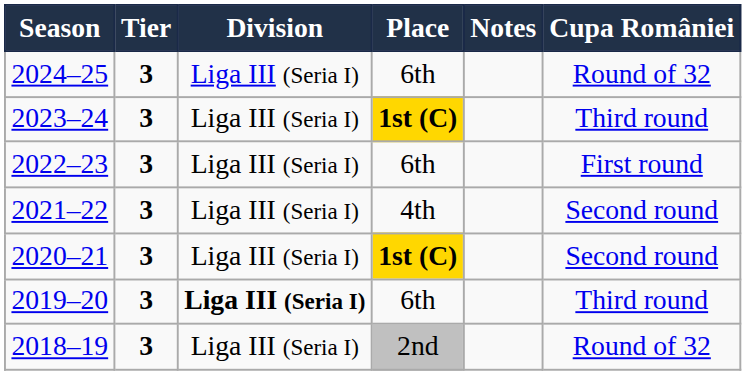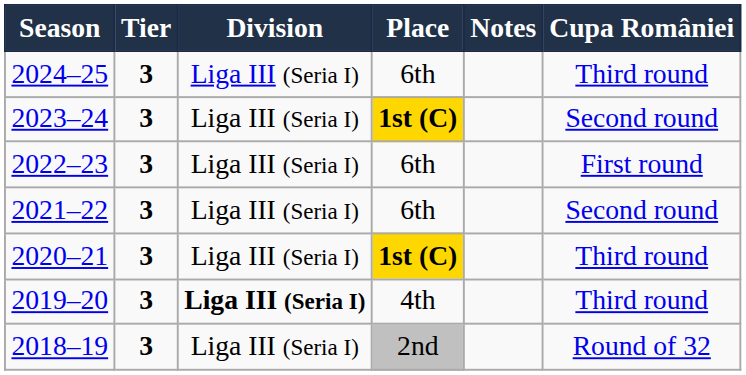(642, 73) Round of 32 -> (642, 73) Third round
(642, 118) Third round -> (642, 118) Second round
(418, 210) 4th -> (418, 210) 6th
(642, 255) Second round -> (642, 255) Third round
(418, 301) 6th -> (418, 301) 4th
